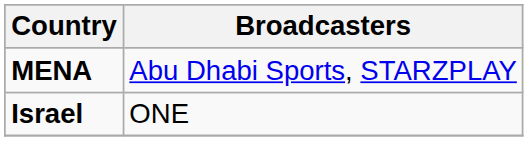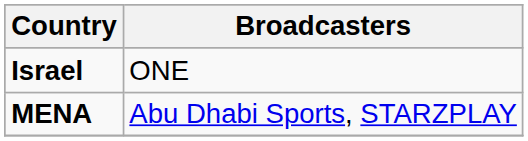rows swapped: (52, 69) <-> (47, 113)
